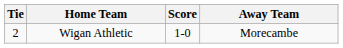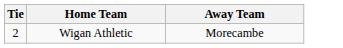- column: (182, 14)
